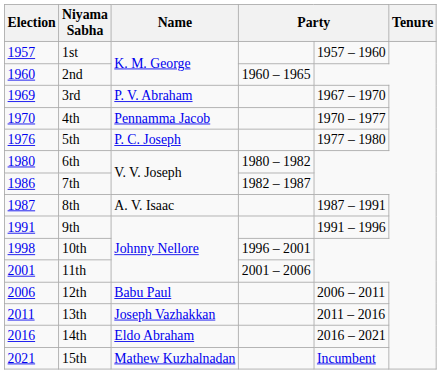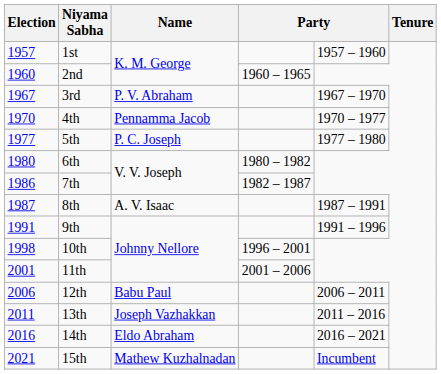(21, 96) 1969 -> (21, 96) 1967
(21, 140) 1976 -> (21, 140) 1977
